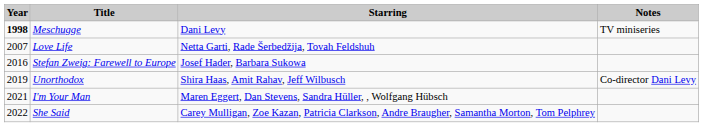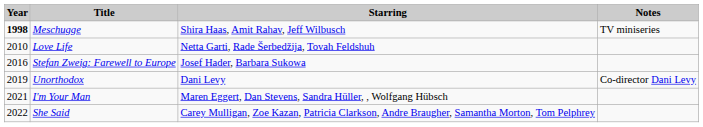(203, 29) Dani Levy -> (263, 29) Shira Haas, Amit Rahav, Jeff Wilbusch
(17, 46) 2007 -> (17, 46) 2010
(263, 79) Shira Haas, Amit Rahav, Jeff Wilbusch -> (203, 79) Dani Levy
